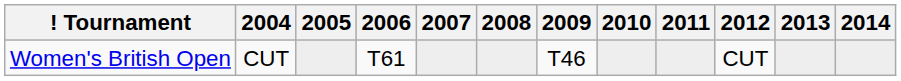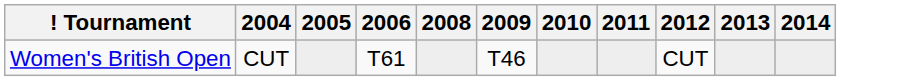- column: (446, 23)
